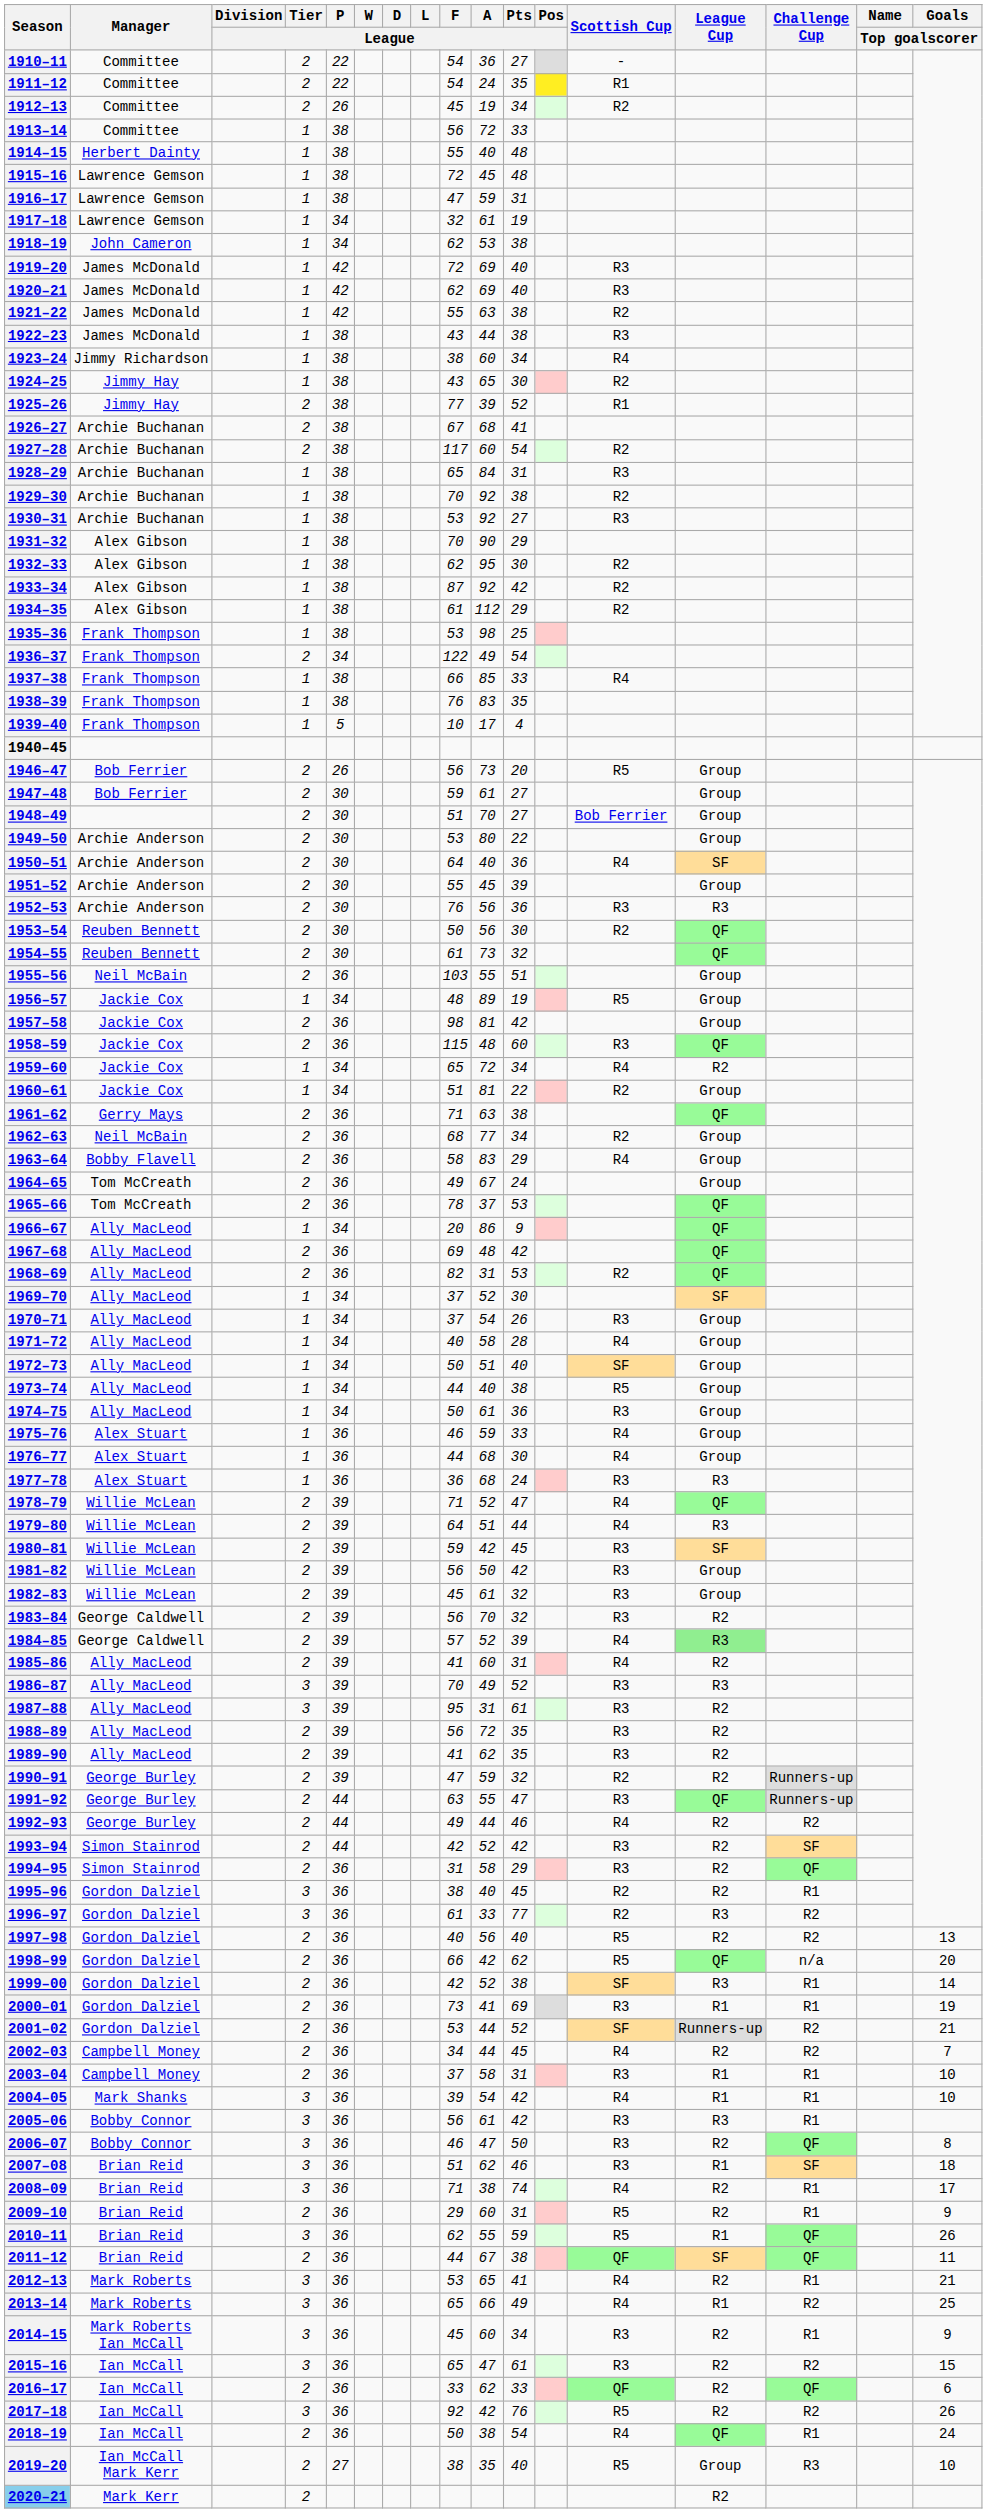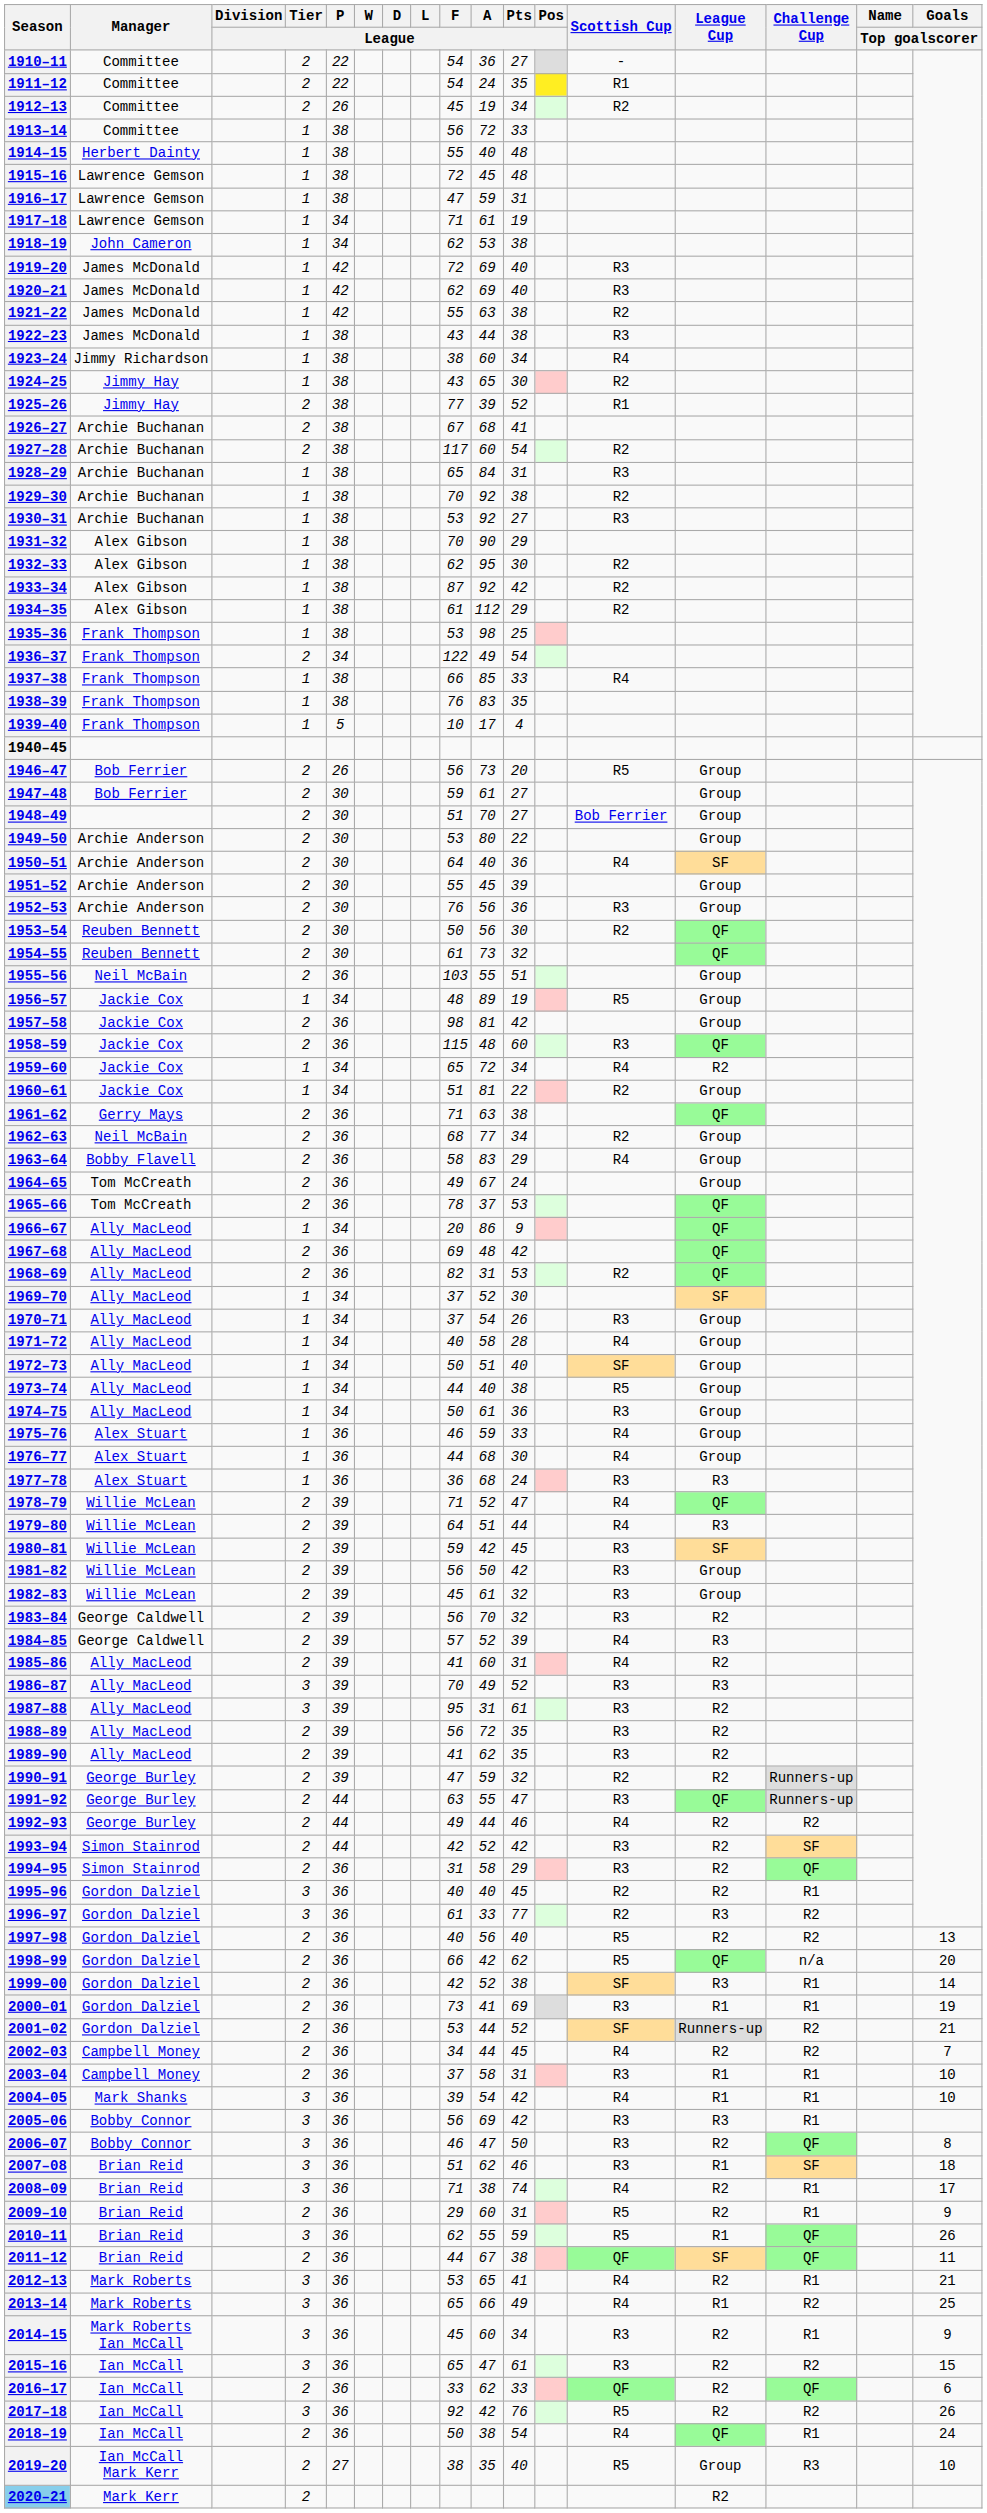(455, 222) 32 -> (455, 222) 71
(720, 908) R3 -> (720, 908) Group
(720, 1641) lightgreen background -> (720, 1641) no background
(455, 1892) 38 -> (455, 1892) 40
(487, 2121) 61 -> (487, 2121) 69
